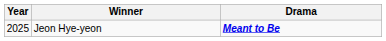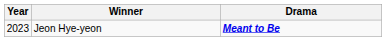(18, 28) 2025 -> (18, 28) 2023
